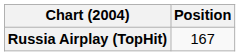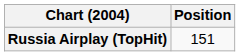(203, 39) 167 -> (203, 39) 151
